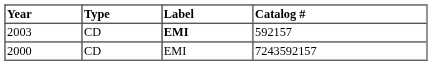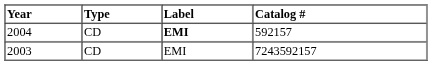(19, 32) 2003 -> (19, 32) 2004
(19, 51) 2000 -> (19, 51) 2003
